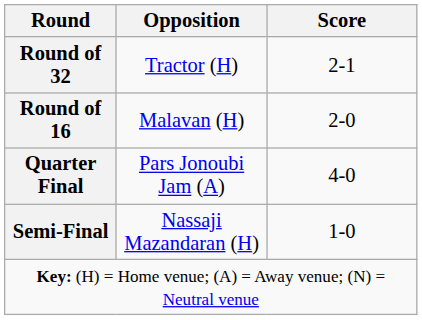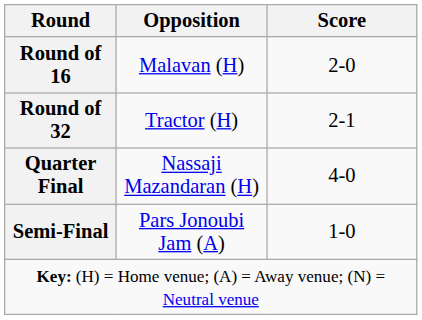rows swapped: (61, 64) <-> (61, 120)
(192, 175) Pars Jonoubi Jam (A) -> (192, 175) Nassaji Mazandaran (H)
(192, 231) Nassaji Mazandaran (H) -> (192, 231) Pars Jonoubi Jam (A)
